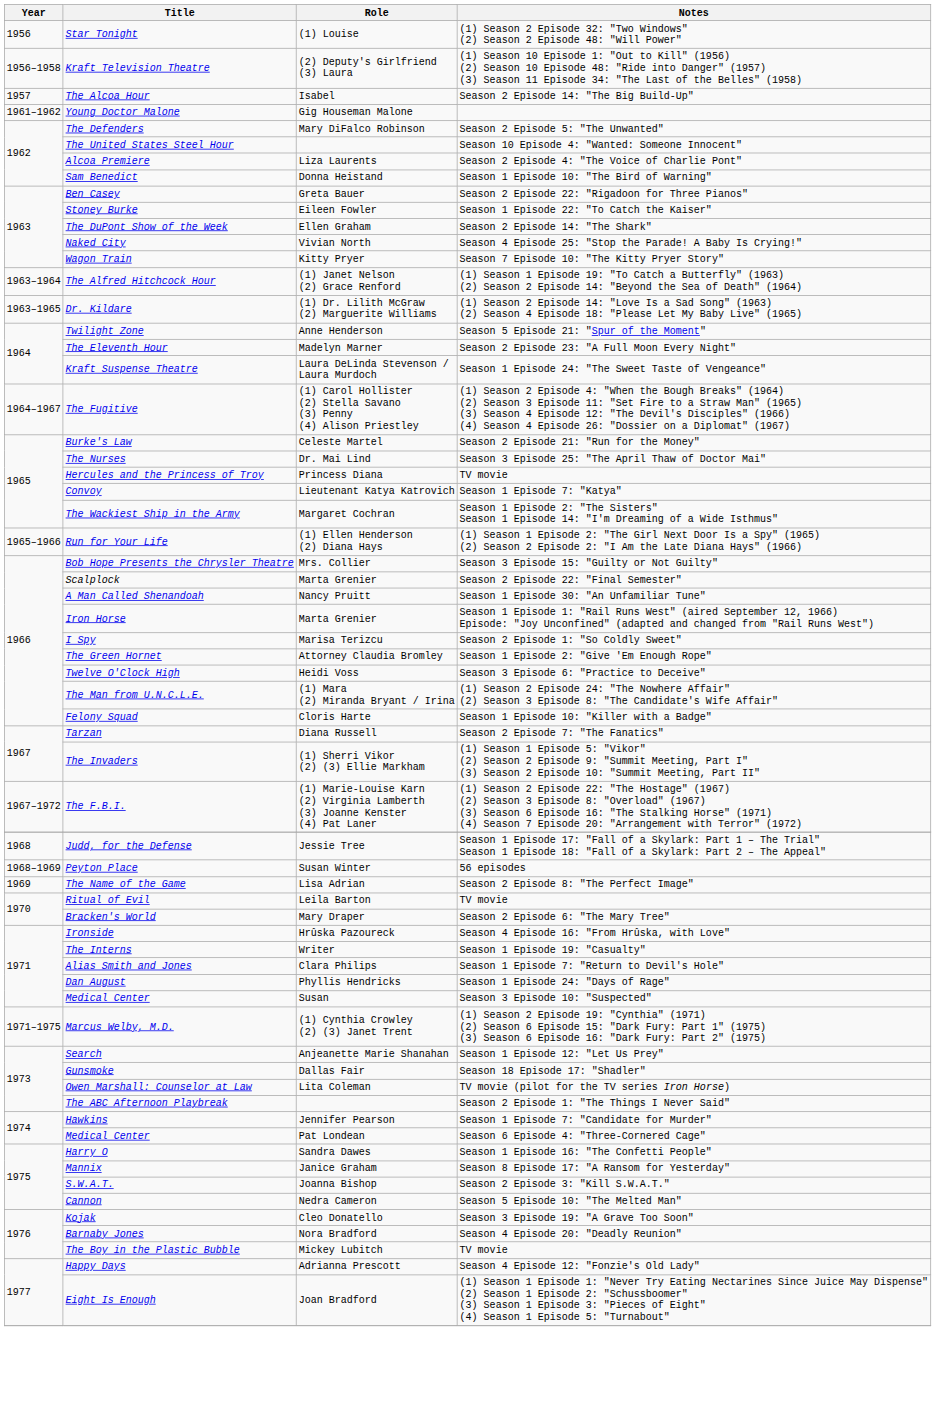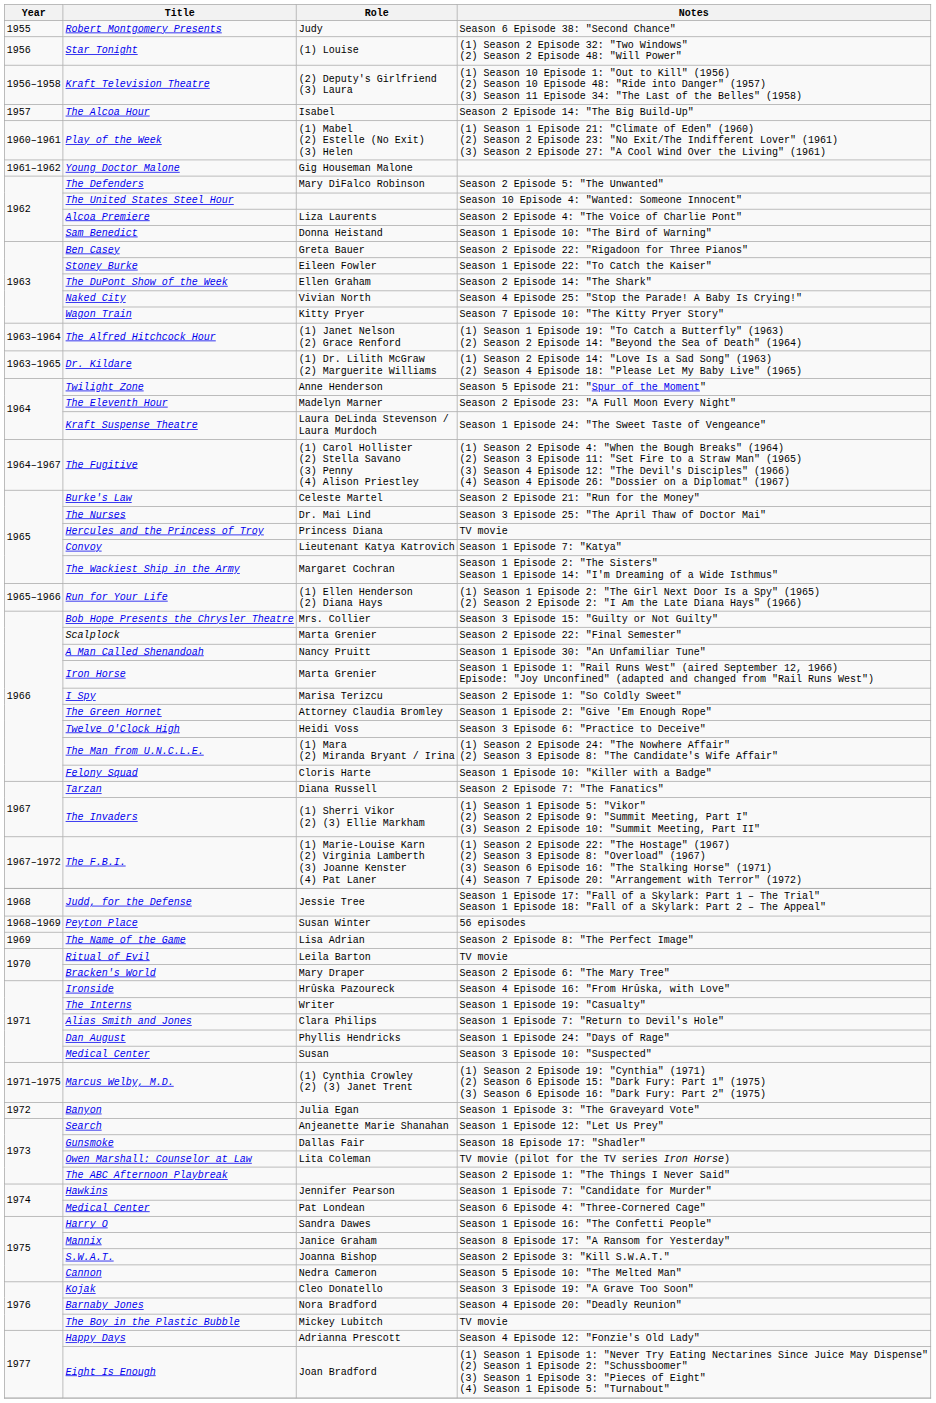+ row: (144, 29)
+ row: (114, 140)
+ row: (84, 1110)
